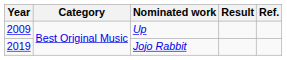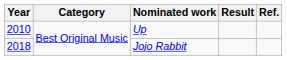(19, 30) 2009 -> (19, 30) 2010
(19, 47) 2019 -> (19, 47) 2018
